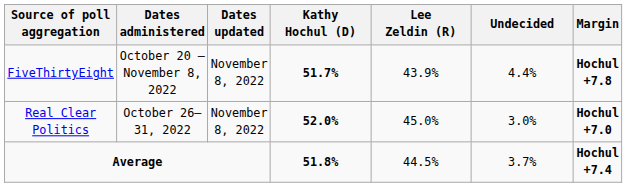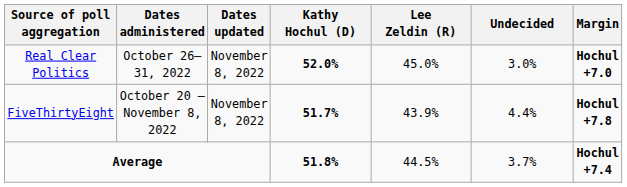rows swapped: (61, 121) <-> (61, 72)
